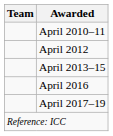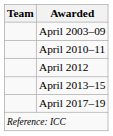+ row: (72, 31)
- row: (64, 85)
